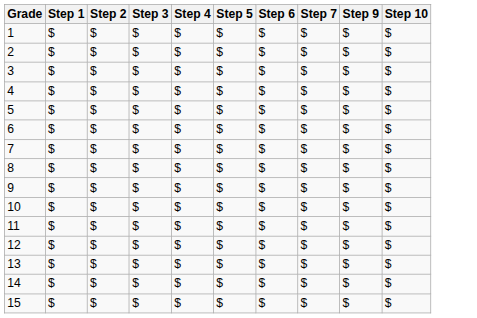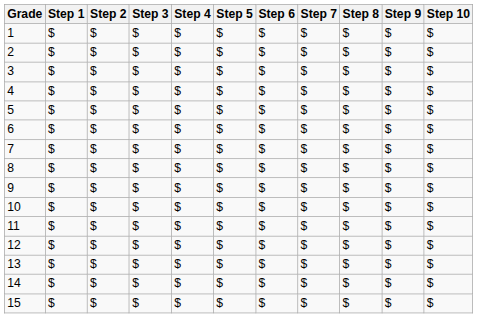+ column: (361, 14)
